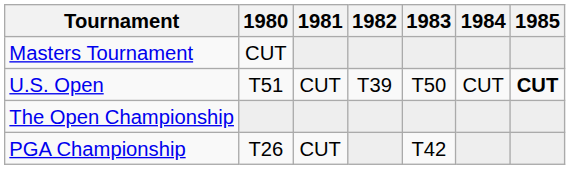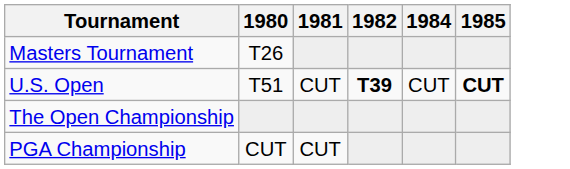- column: (429, 21)
(266, 53) CUT -> (266, 53) T26
(374, 85) normal -> (374, 85) bold
(266, 149) T26 -> (266, 149) CUT
